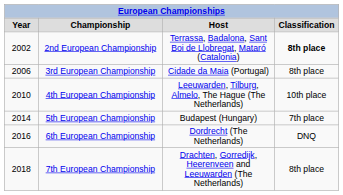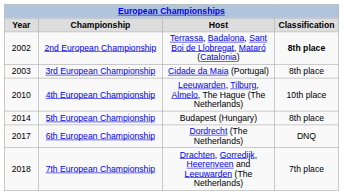(21, 72) 2006 -> (21, 72) 2003
(306, 118) 7th place -> (306, 118) 8th place
(21, 137) 2016 -> (21, 137) 2017
(306, 169) 8th place -> (306, 169) 7th place
